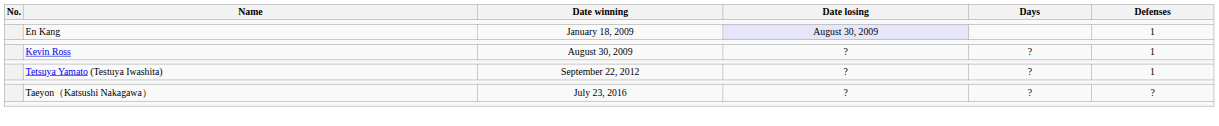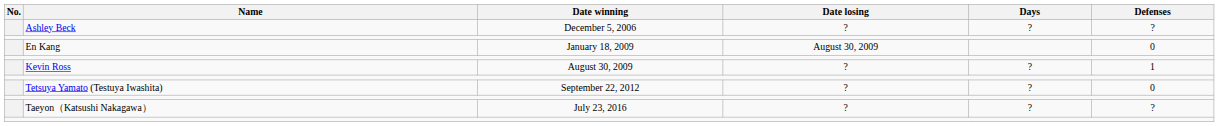+ row: (51, 27)
(846, 32) lavender background -> (846, 47) no background
(1153, 32) 1 -> (1153, 47) 0
(1153, 72) 1 -> (1153, 87) 0
